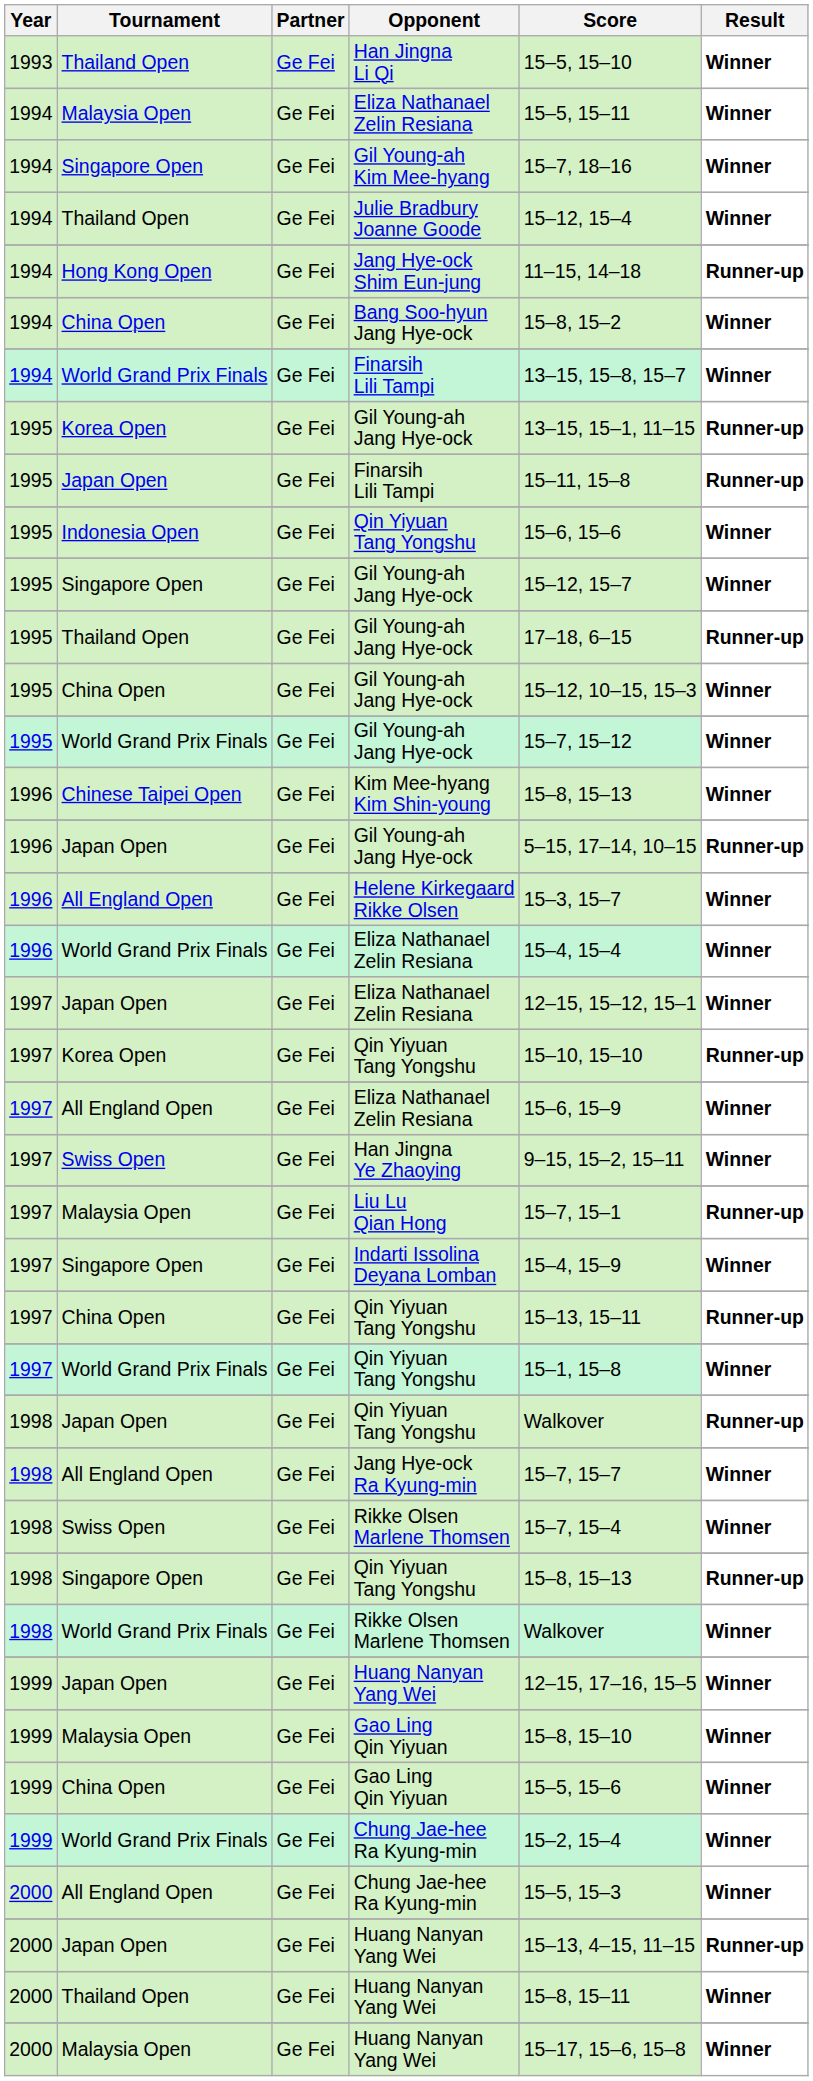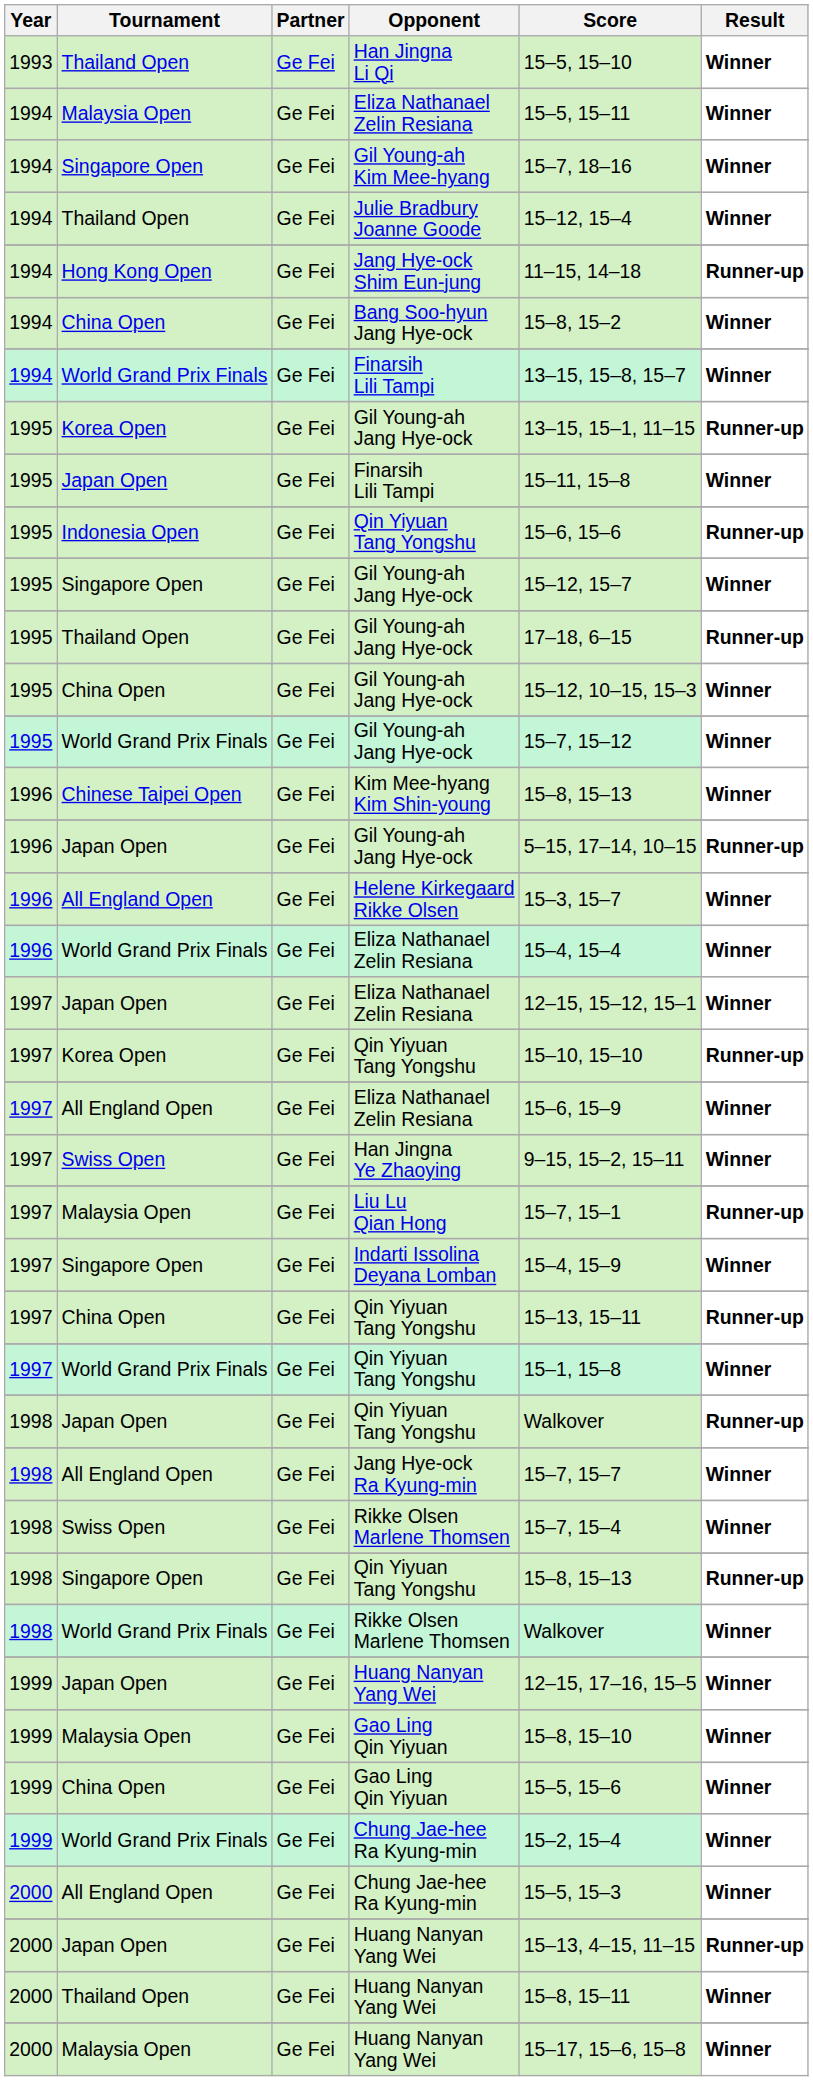(755, 480) Runner-up -> (739, 480) Winner
(739, 533) Winner -> (755, 533) Runner-up
